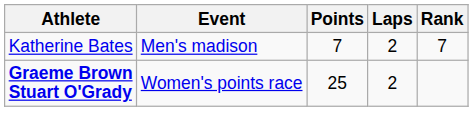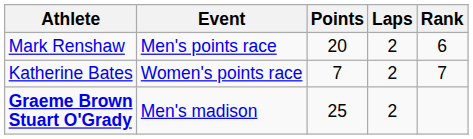+ row: (67, 46)
(199, 46) Men's madison -> (222, 74) Women's points race
(222, 83) Women's points race -> (199, 111) Men's madison
